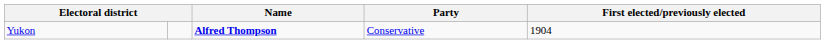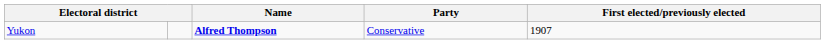(541, 30) 1904 -> (541, 30) 1907
